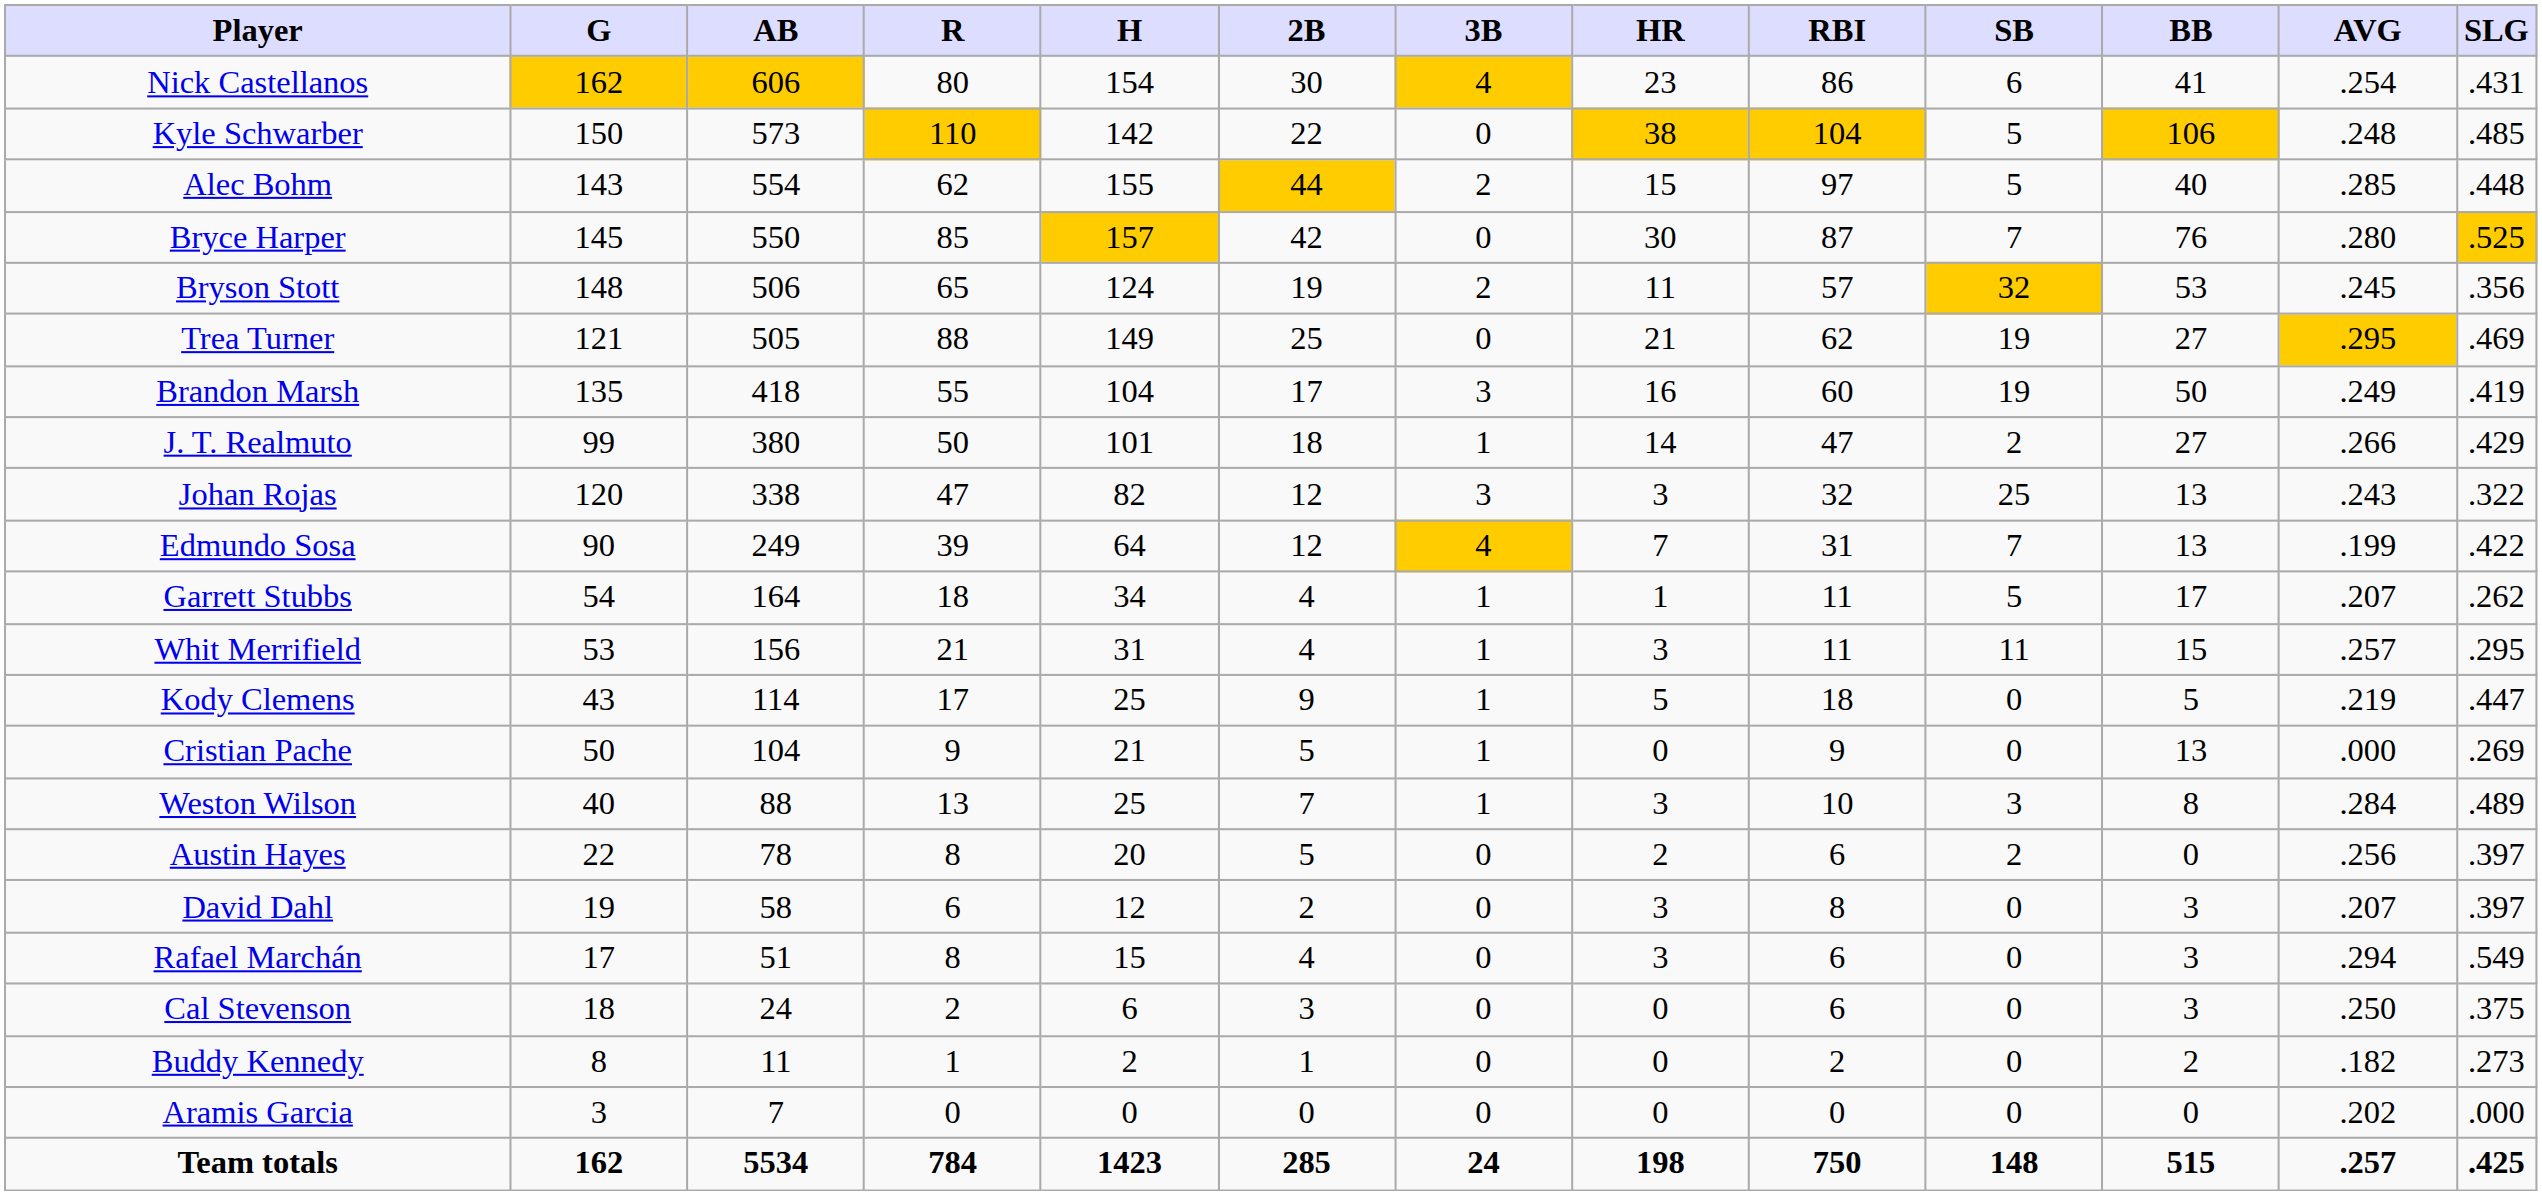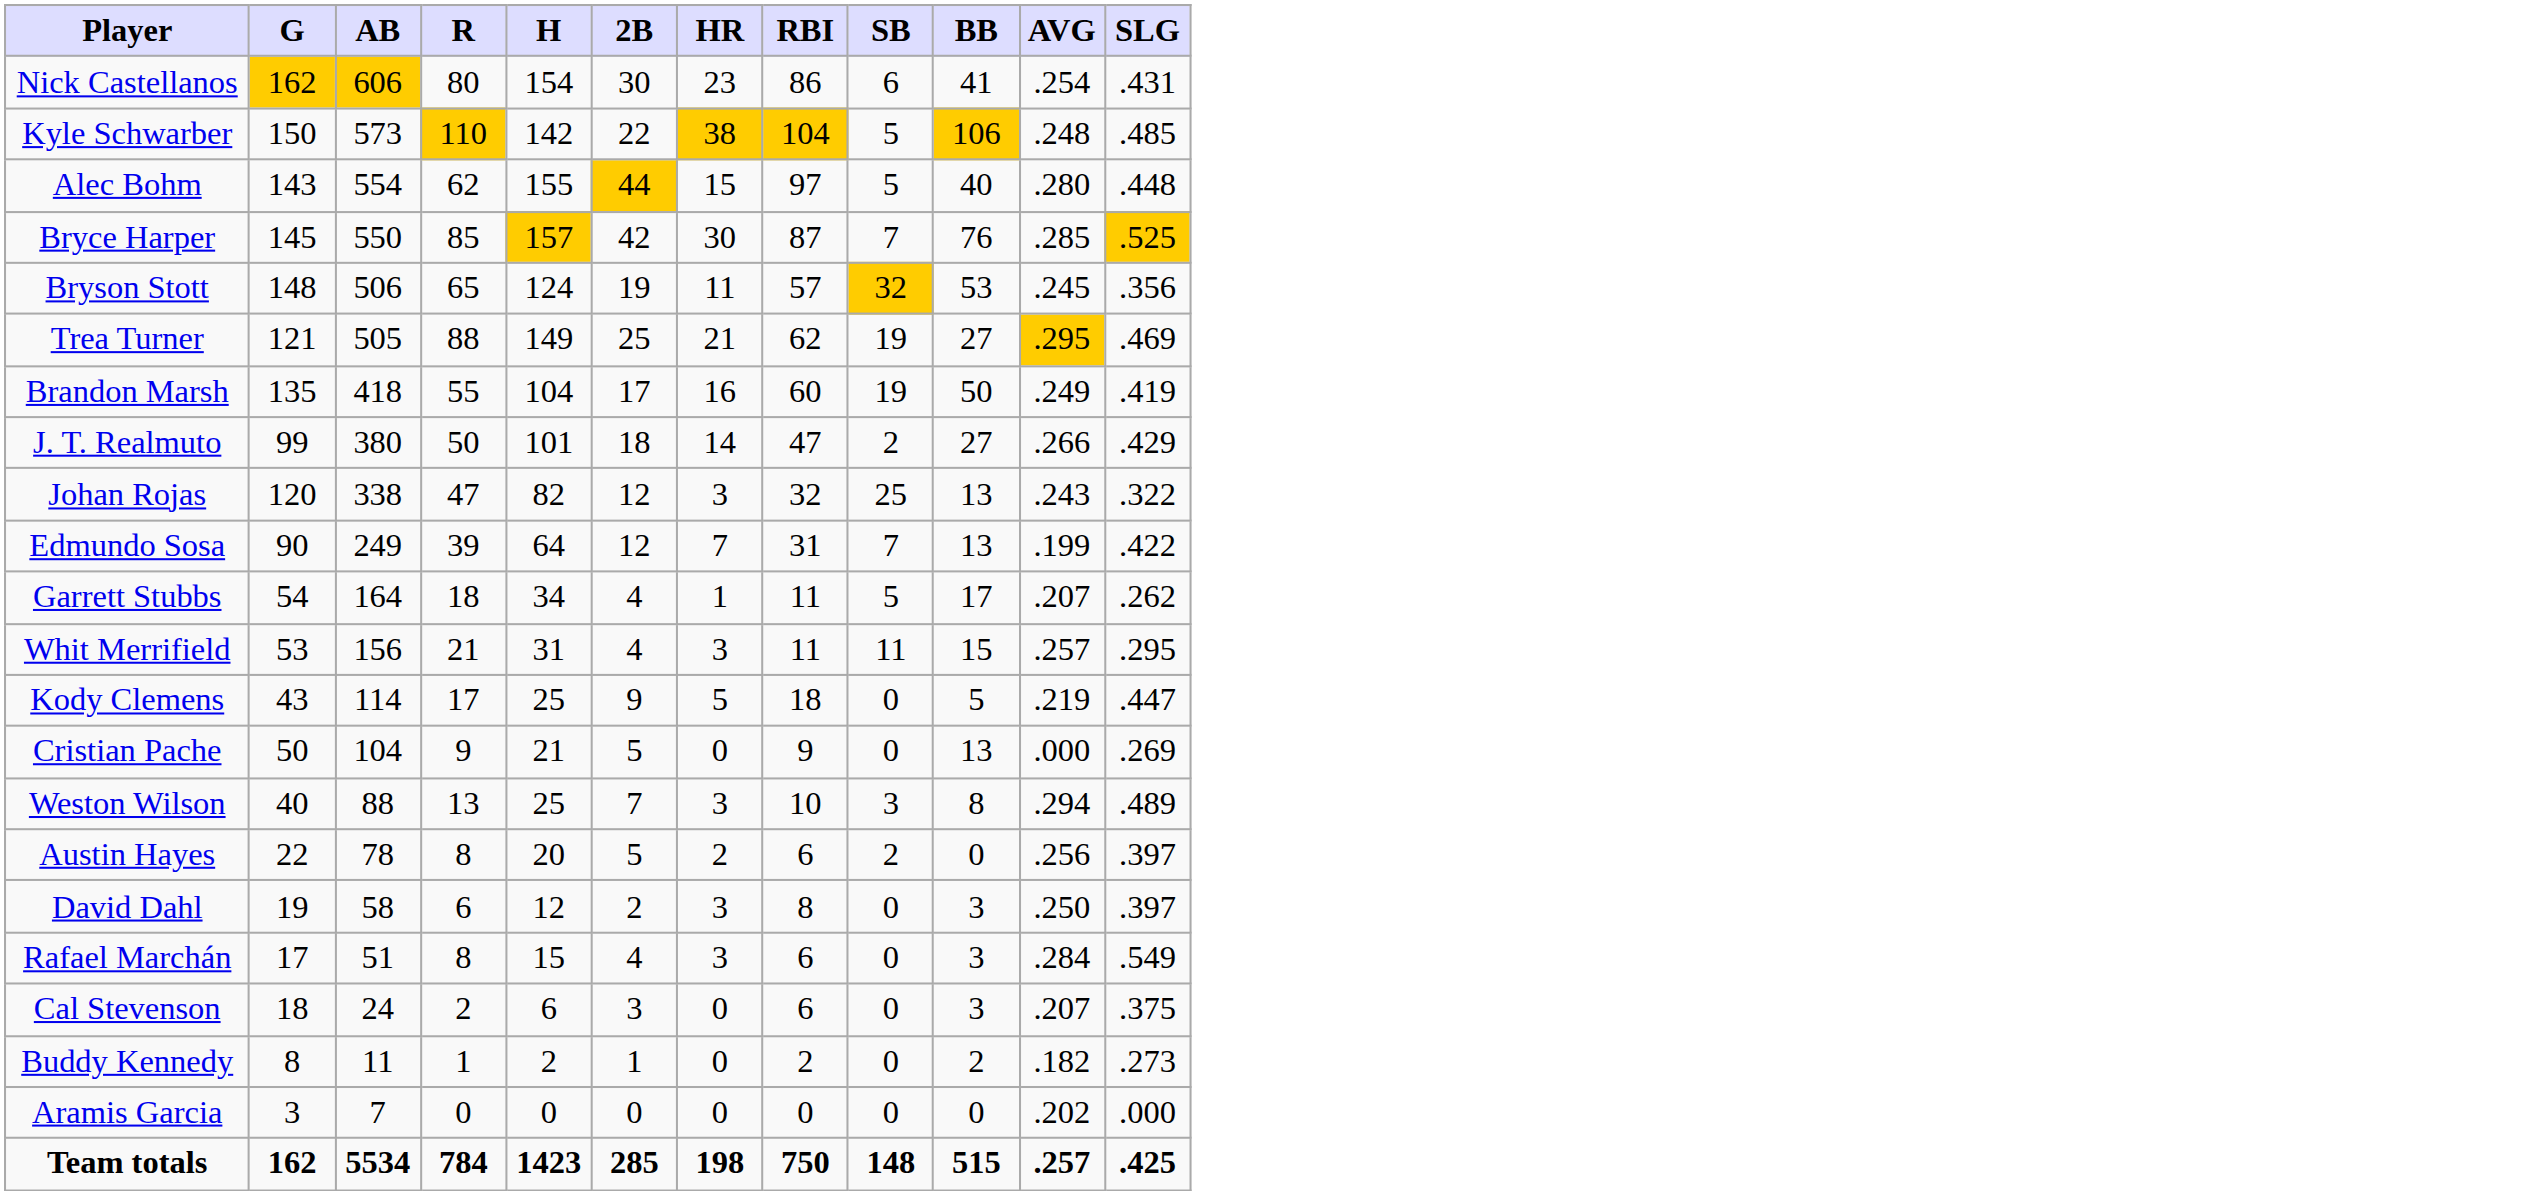- column: (1483, 30)
(2368, 184) .285 -> (1062, 184) .280
(2368, 236) .280 -> (1062, 236) .285
(2368, 802) .284 -> (1062, 802) .294
(2368, 905) .207 -> (1062, 905) .250
(2368, 957) .294 -> (1062, 957) .284
(2368, 1008) .250 -> (1062, 1008) .207
